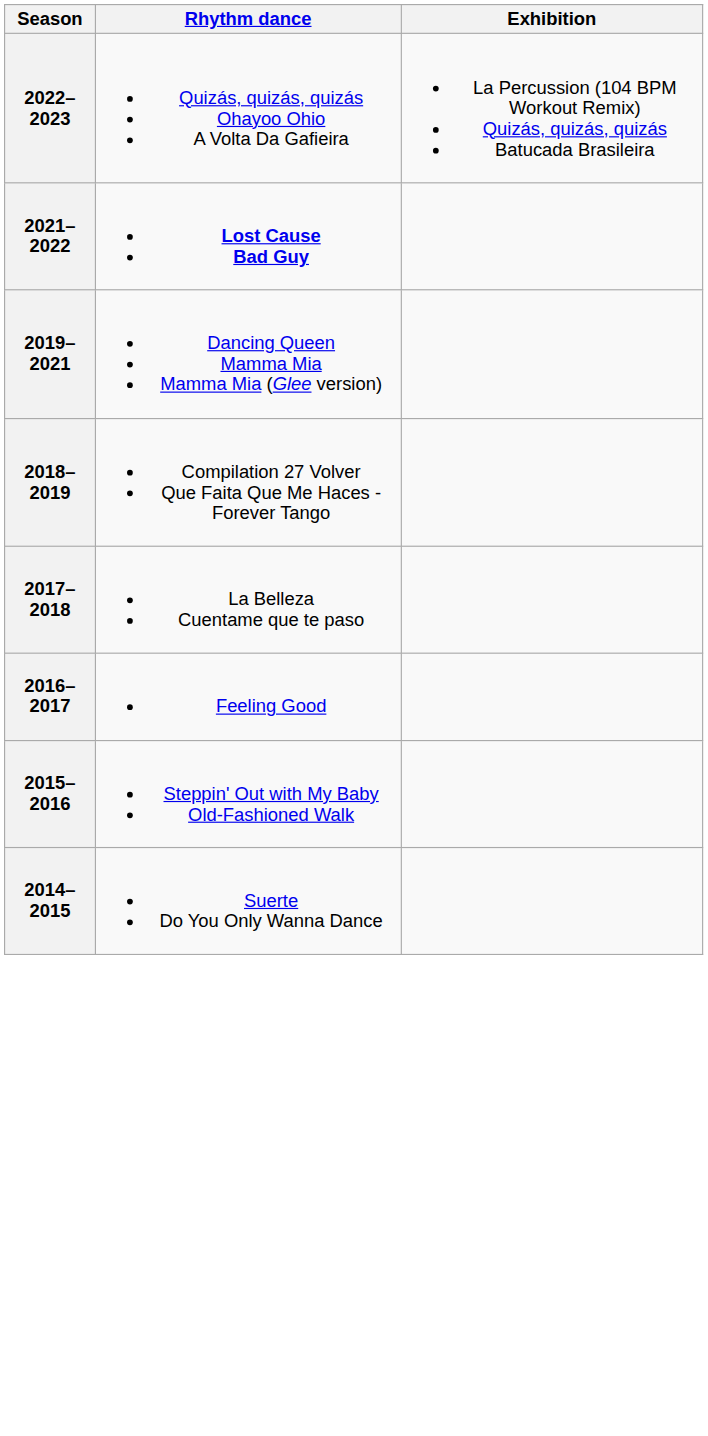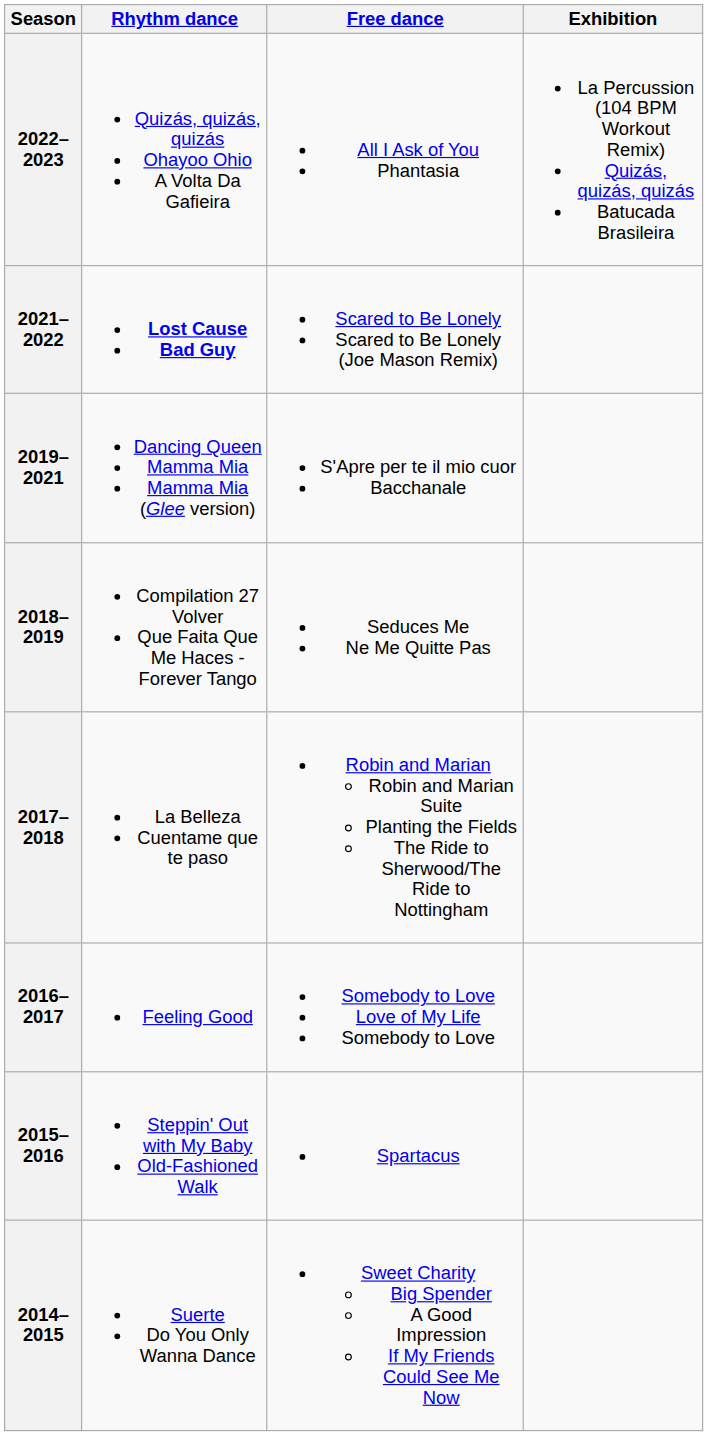+ column: (395, 19)
